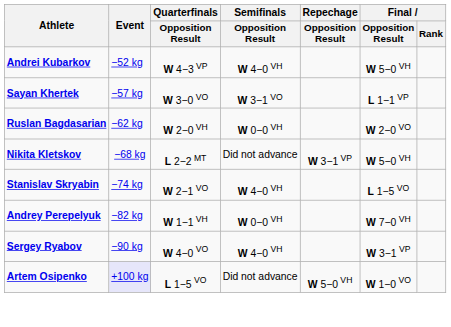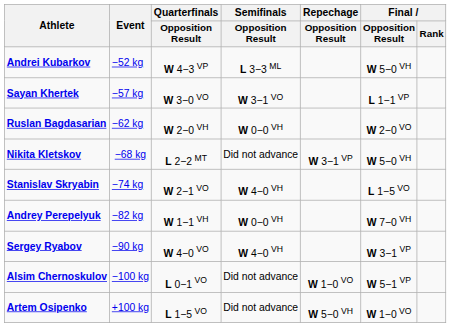(260, 68) W 4−0 VH -> (261, 68) L 3−3 ML
+ row: (57, 277)
(130, 277) lavender background -> (130, 308) no background
